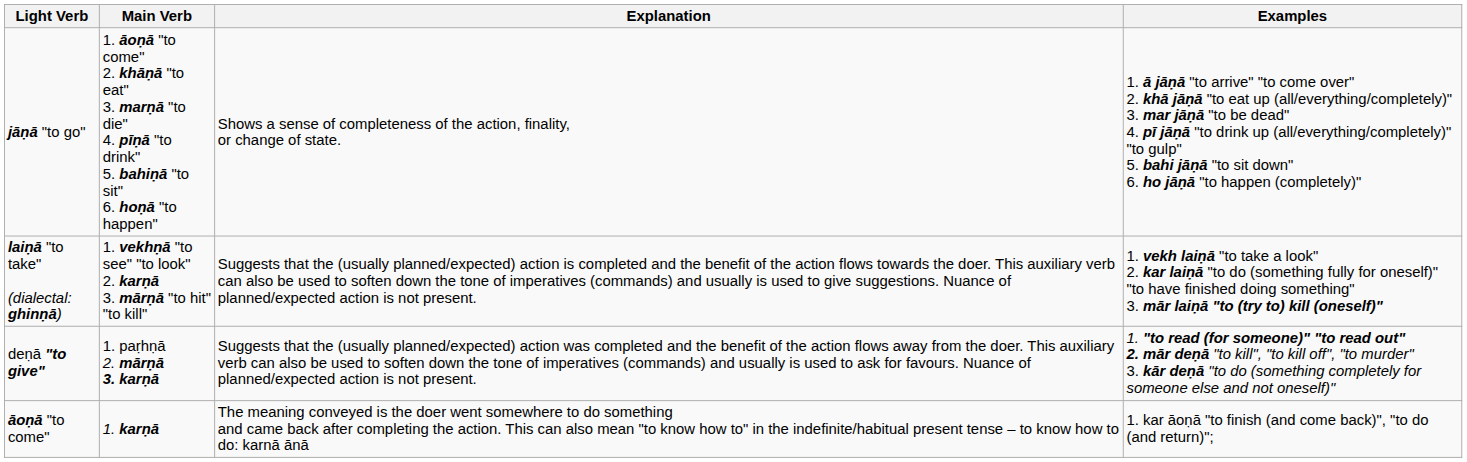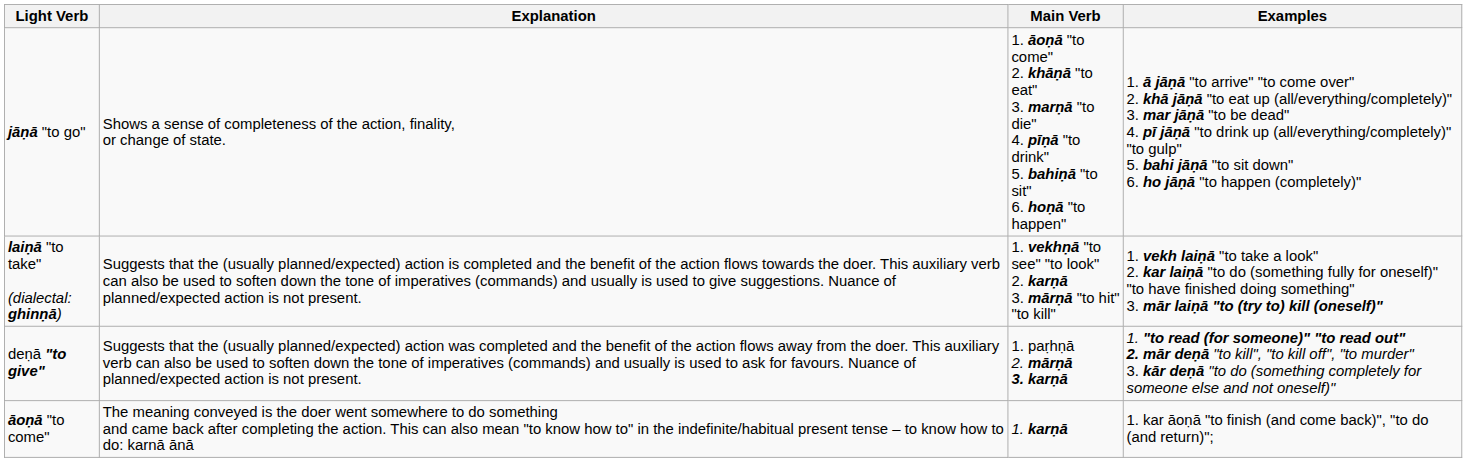columns swapped: (669, 16) <-> (157, 16)
